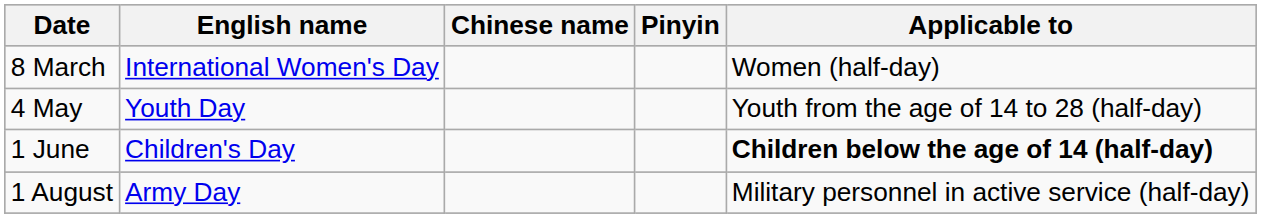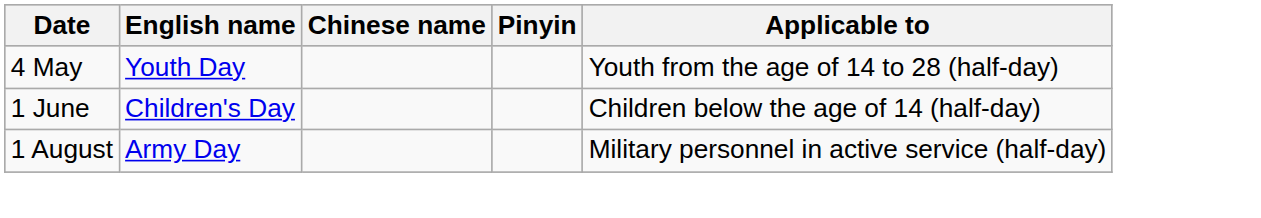- row: (58, 66)
(972, 150) bold -> (815, 108) normal
